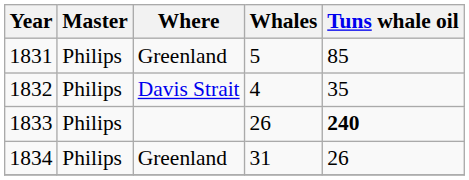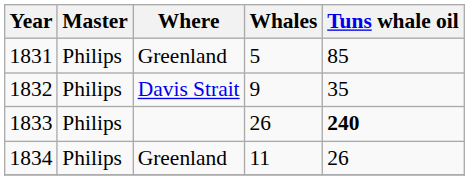(255, 89) 4 -> (255, 89) 9
(260, 157) 31 -> (260, 157) 11
